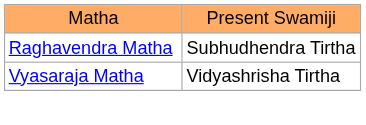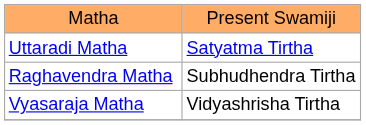+ row: (68, 47)
